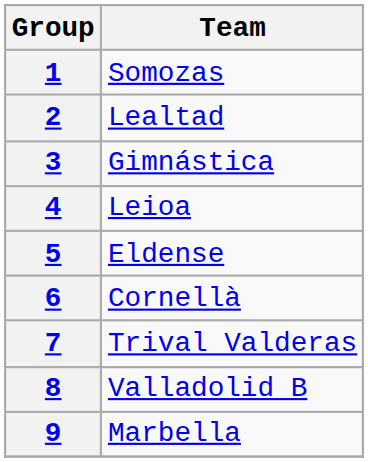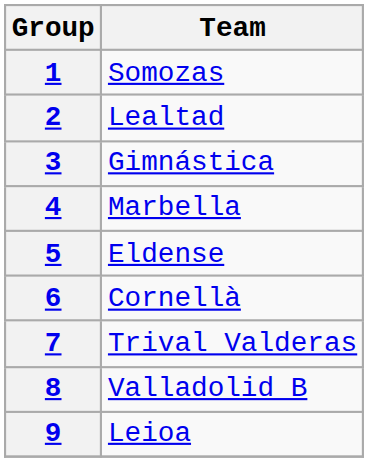(149, 208) Leioa -> (174, 208) Marbella
(174, 434) Marbella -> (149, 434) Leioa
